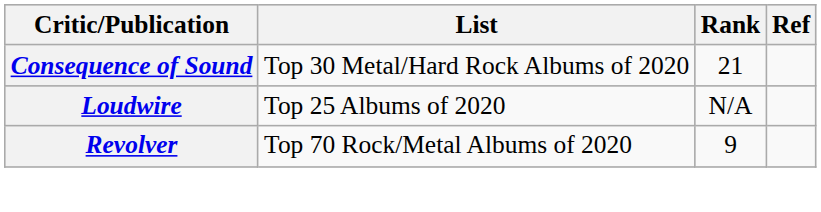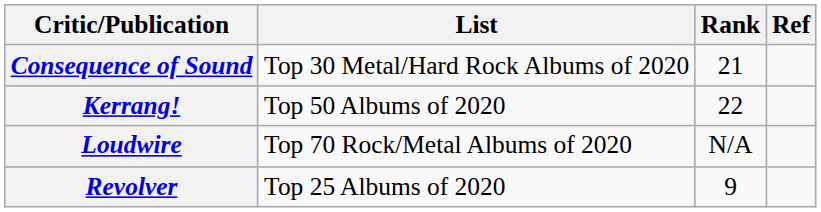+ row: (132, 105)
(385, 105) Top 25 Albums of 2020 -> (448, 145) Top 70 Rock/Metal Albums of 2020
(448, 145) Top 70 Rock/Metal Albums of 2020 -> (385, 186) Top 25 Albums of 2020
